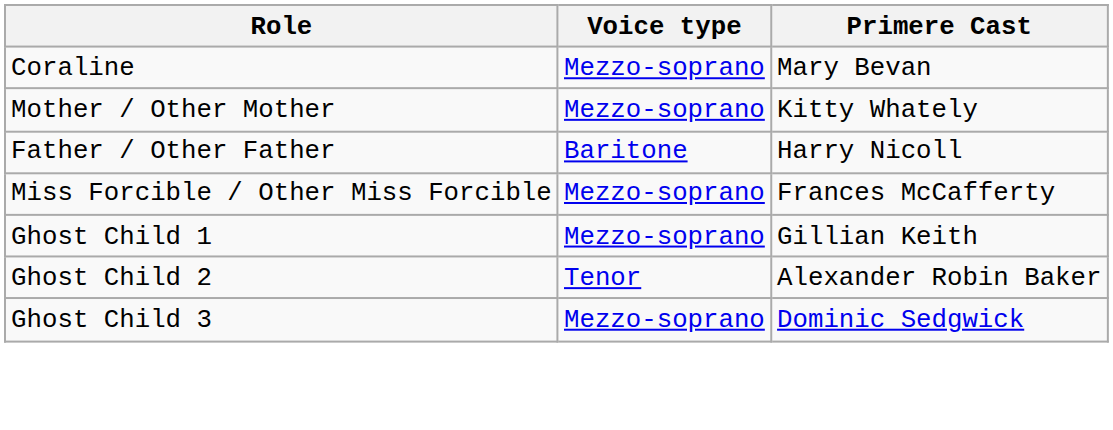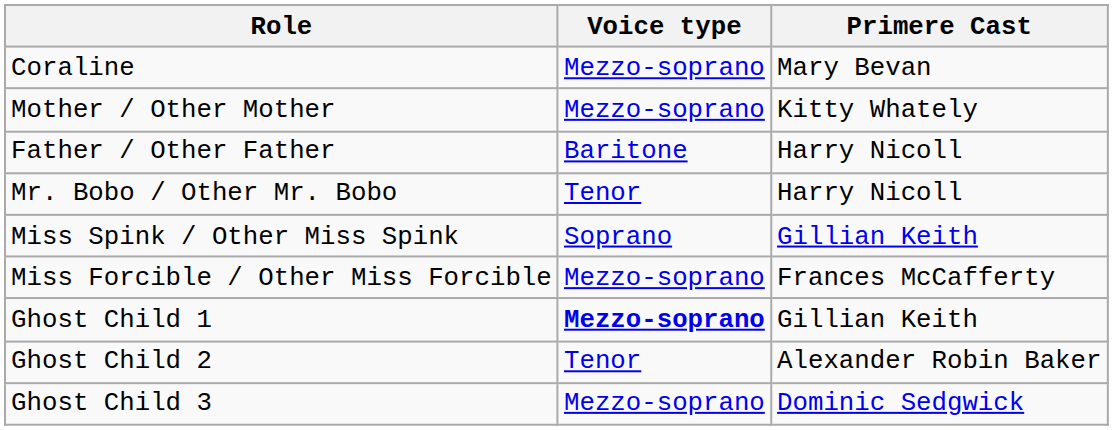+ row: (204, 194)
+ row: (235, 236)
(664, 236) normal -> (664, 320) bold
